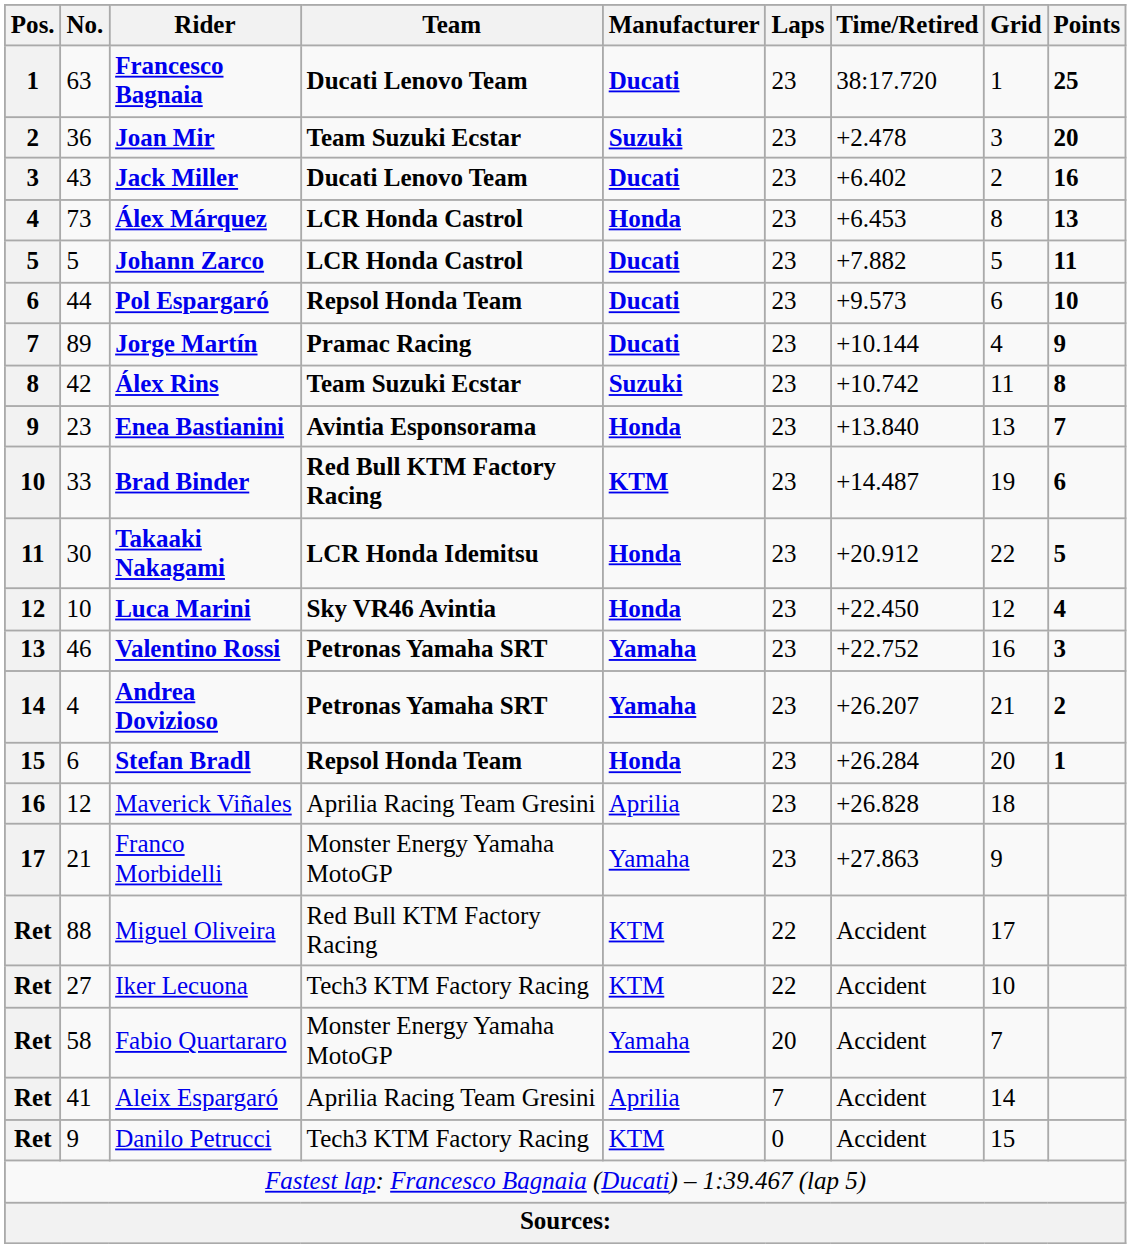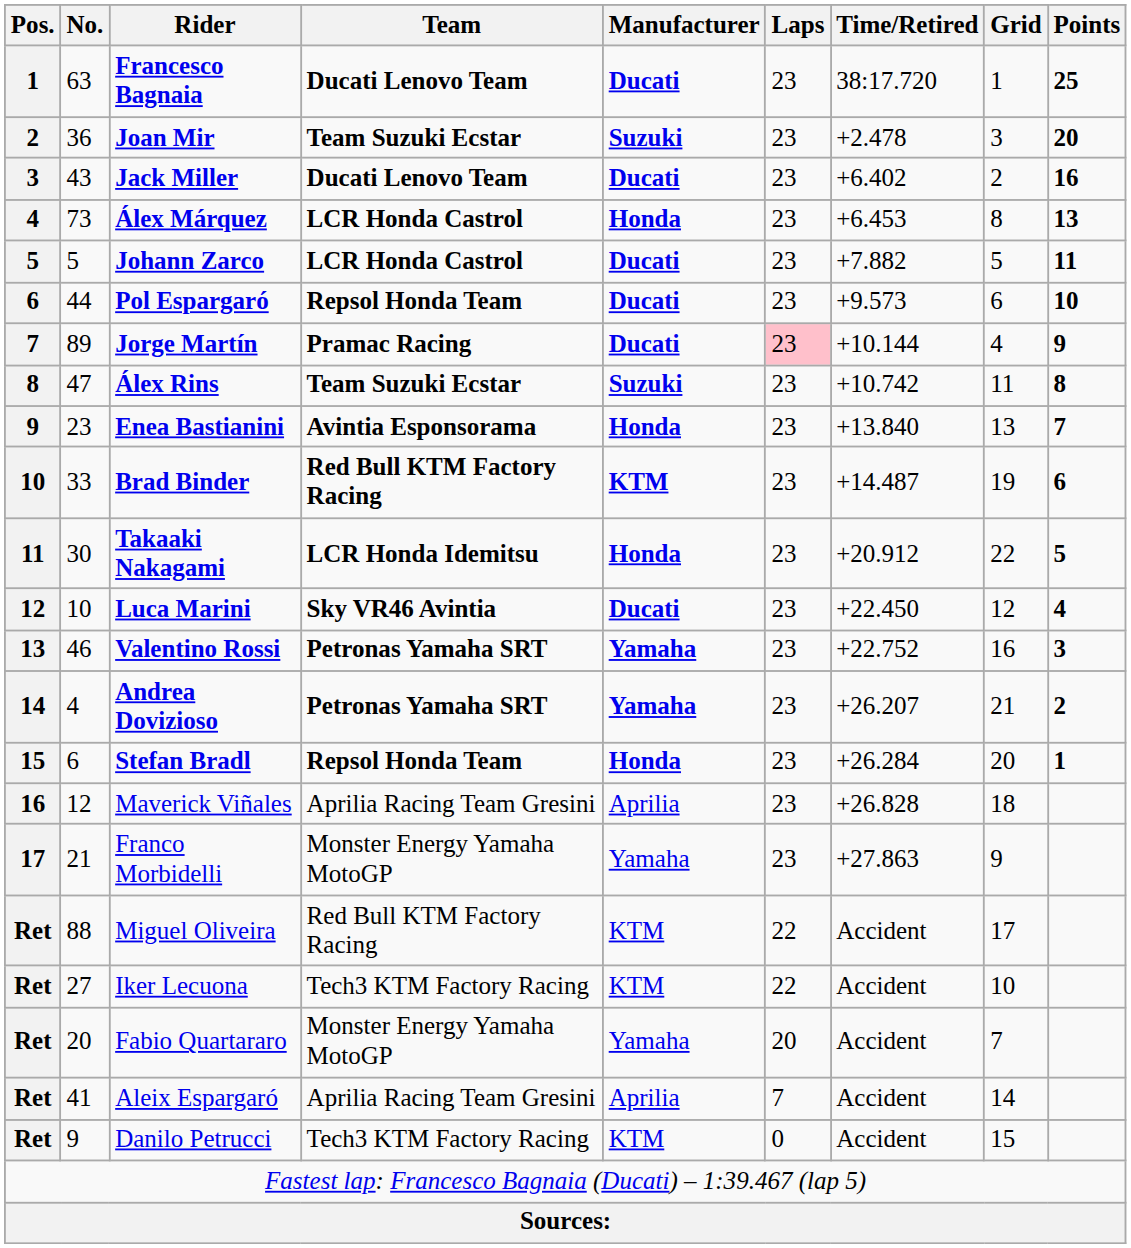(784, 343) no background -> (784, 343) pink background
(79, 384) 42 -> (79, 384) 47
(645, 608) Honda -> (644, 608) Ducati
(79, 1041) 58 -> (79, 1041) 20
